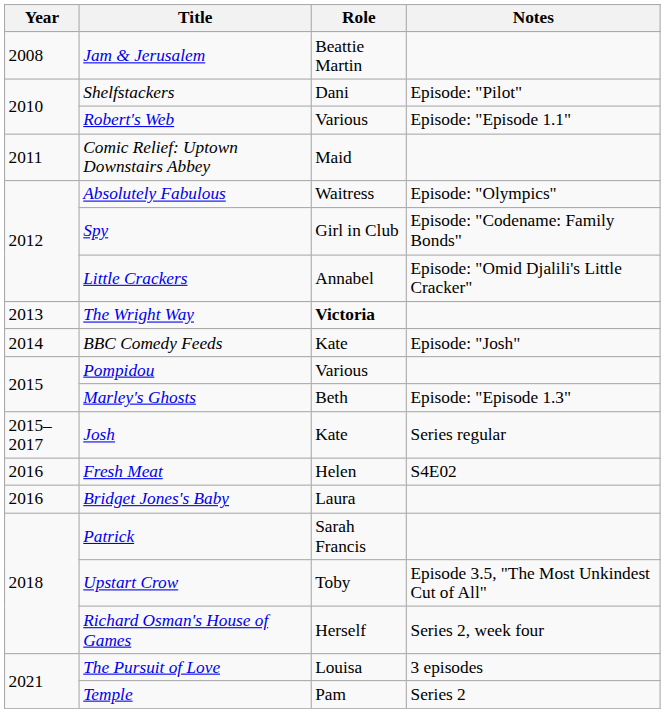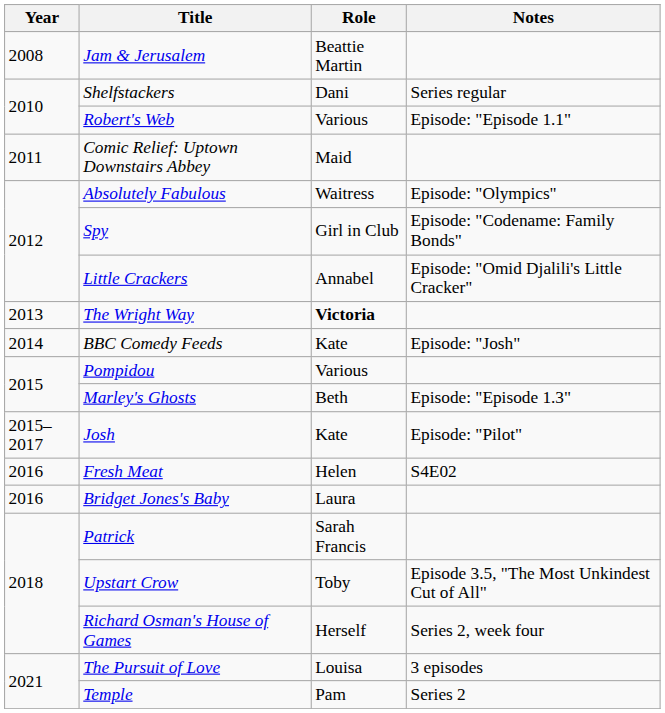(466, 92) Episode: "Pilot" -> (458, 92) Series regular
(458, 434) Series regular -> (466, 434) Episode: "Pilot"
